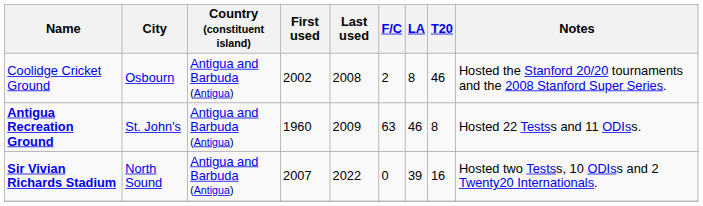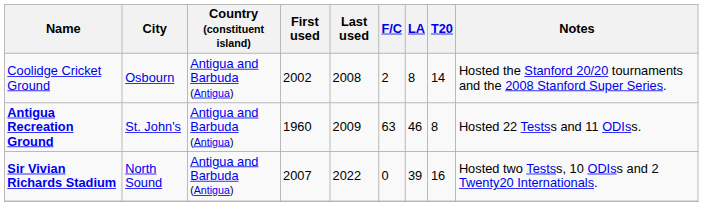(438, 78) 46 -> (438, 78) 14
